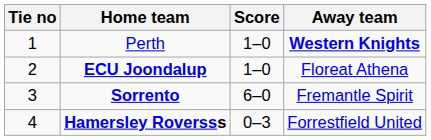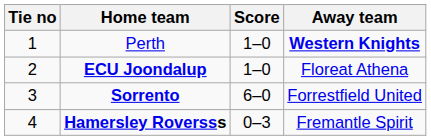(355, 95) Fremantle Spirit -> (355, 95) Forrestfield United
(355, 122) Forrestfield United -> (355, 122) Fremantle Spirit
